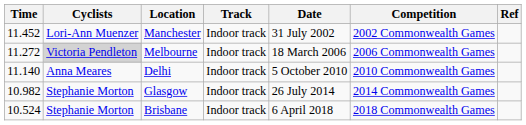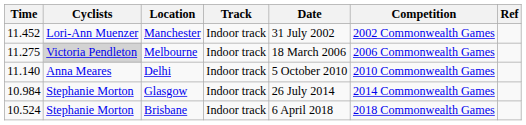(24, 52) 11.272 -> (24, 52) 11.275
(24, 91) 10.982 -> (24, 91) 10.984
